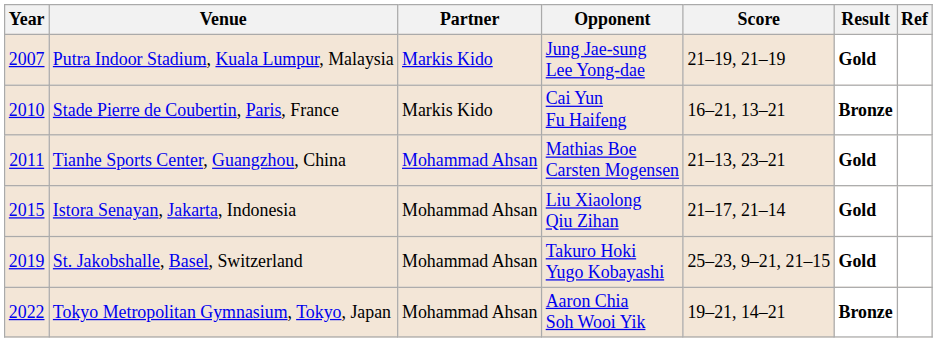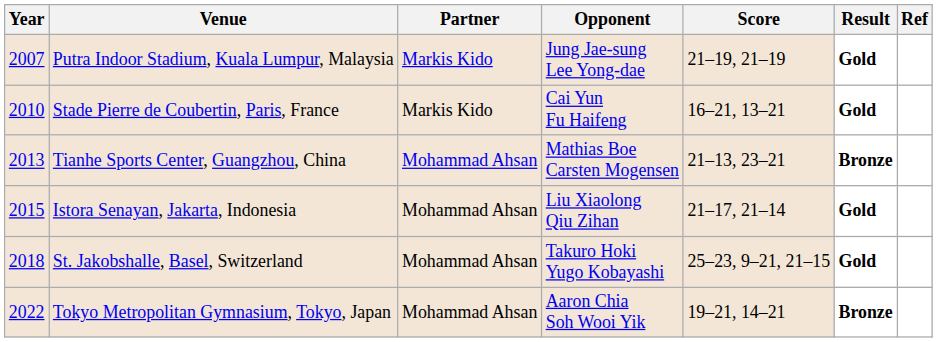(866, 110) Bronze -> (857, 110) Gold
(27, 160) 2011 -> (27, 160) 2013
(857, 160) Gold -> (866, 160) Bronze
(27, 261) 2019 -> (27, 261) 2018
